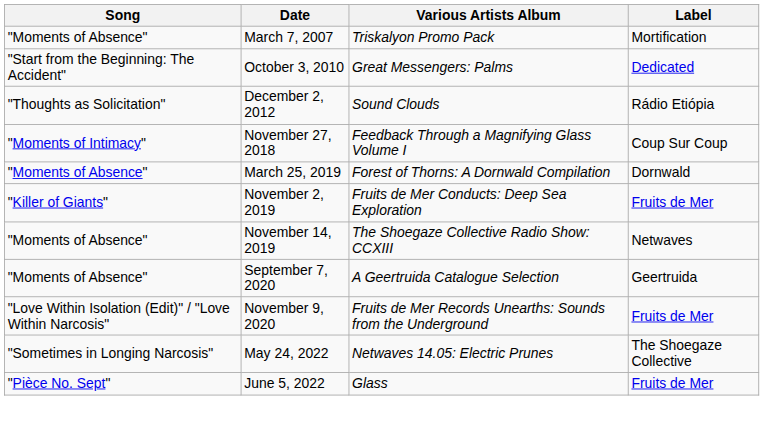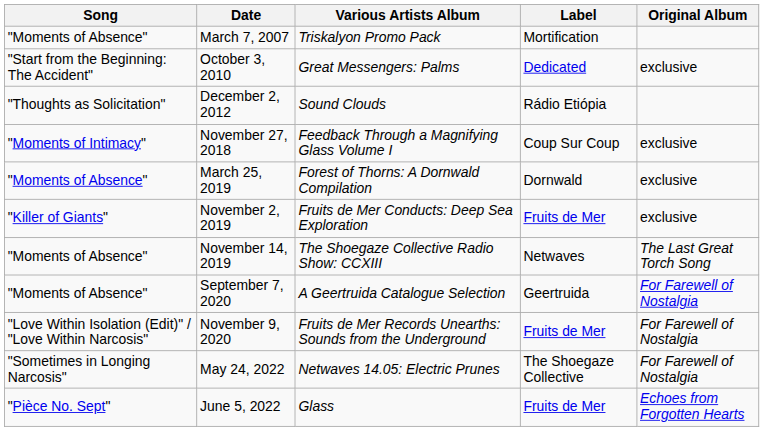+ column: (698, 15)
